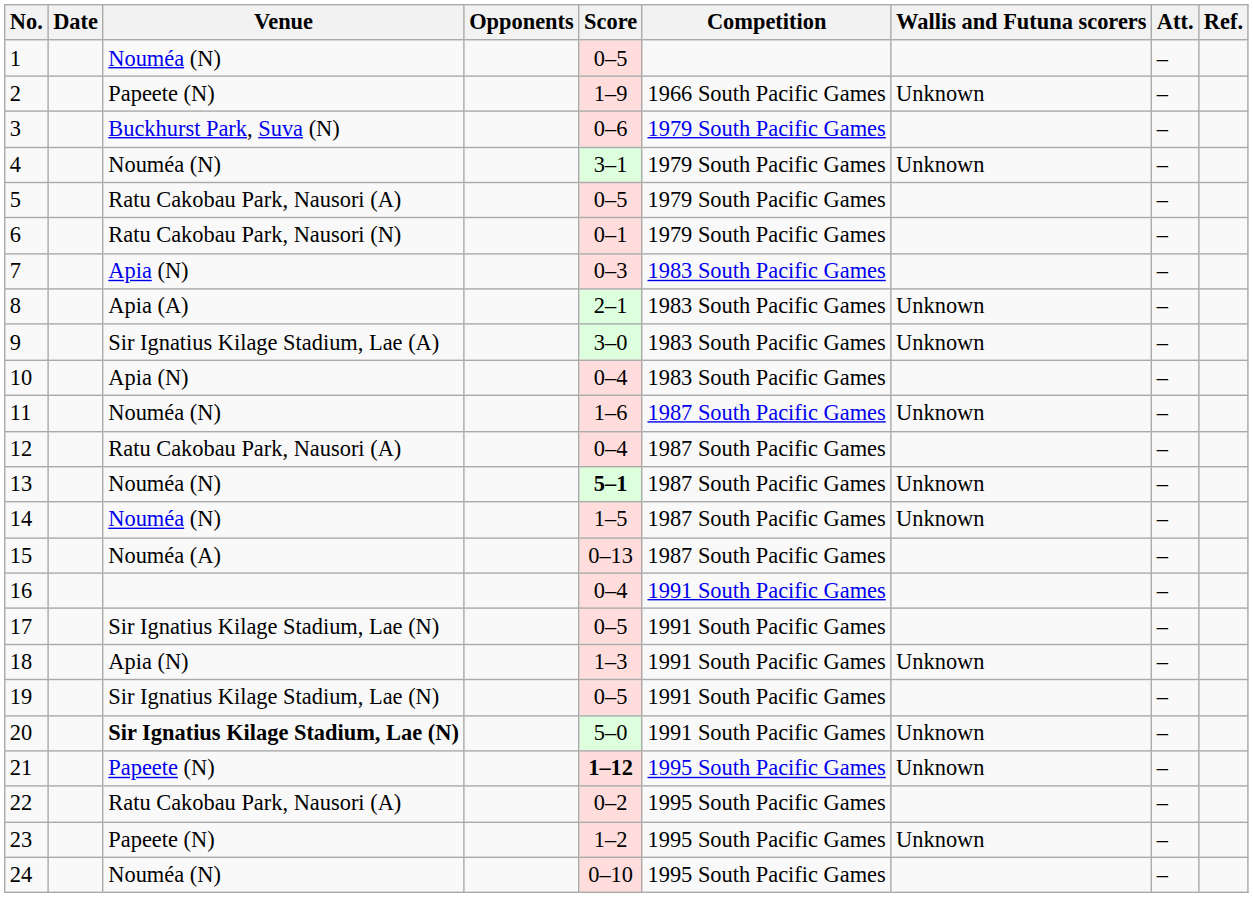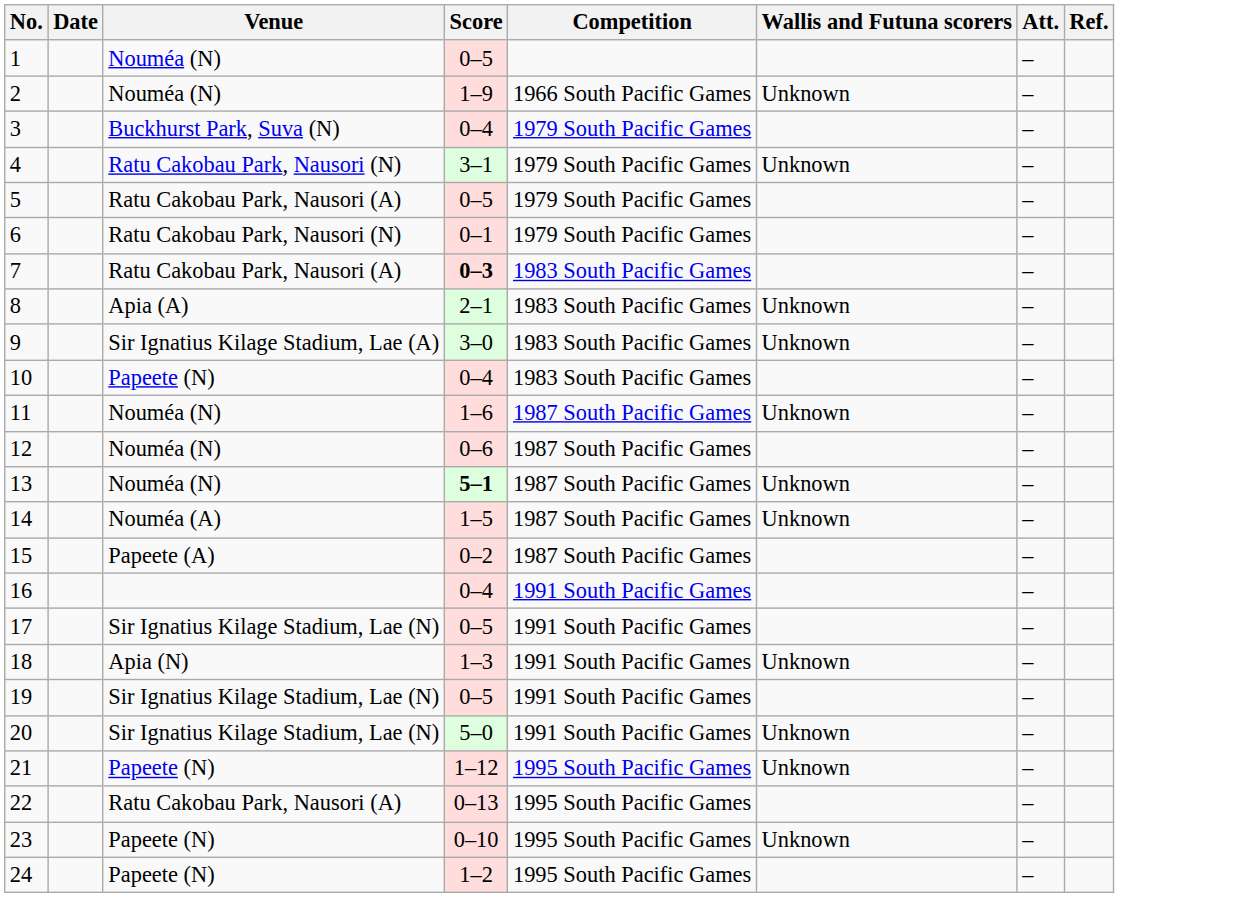- column: (521, 22)
(161, 93) Papeete (N) -> (165, 93) Nouméa (N)
(611, 128) 0–6 -> (476, 128) 0–4
(165, 164) Nouméa (N) -> (255, 164) Ratu Cakobau Park, Nausori (N)
(148, 270) Apia (N) -> (255, 270) Ratu Cakobau Park, Nausori (A)
(611, 270) normal -> (476, 270) bold
(148, 377) Apia (N) -> (161, 377) Papeete (N)
(255, 448) Ratu Cakobau Park, Nausori (A) -> (165, 448) Nouméa (N)
(611, 448) 0–4 -> (476, 448) 0–6
(165, 519) Nouméa (N) -> (165, 519) Nouméa (A)
(165, 555) Nouméa (A) -> (161, 555) Papeete (A)
(611, 555) 0–13 -> (476, 555) 0–2
(284, 732) bold -> (274, 732) normal
(611, 768) bold -> (476, 768) normal
(611, 803) 0–2 -> (476, 803) 0–13
(611, 839) 1–2 -> (476, 839) 0–10
(165, 874) Nouméa (N) -> (161, 874) Papeete (N)
(611, 874) 0–10 -> (476, 874) 1–2
